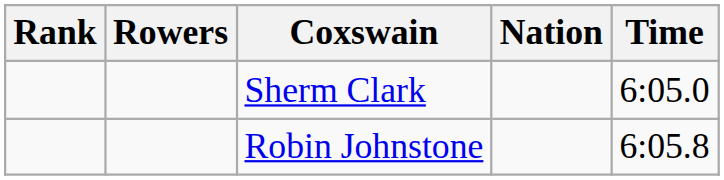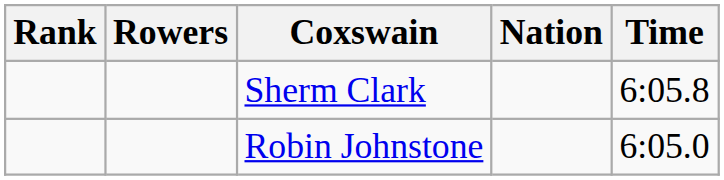(664, 89) 6:05.0 -> (664, 89) 6:05.8
(664, 145) 6:05.8 -> (664, 145) 6:05.0
